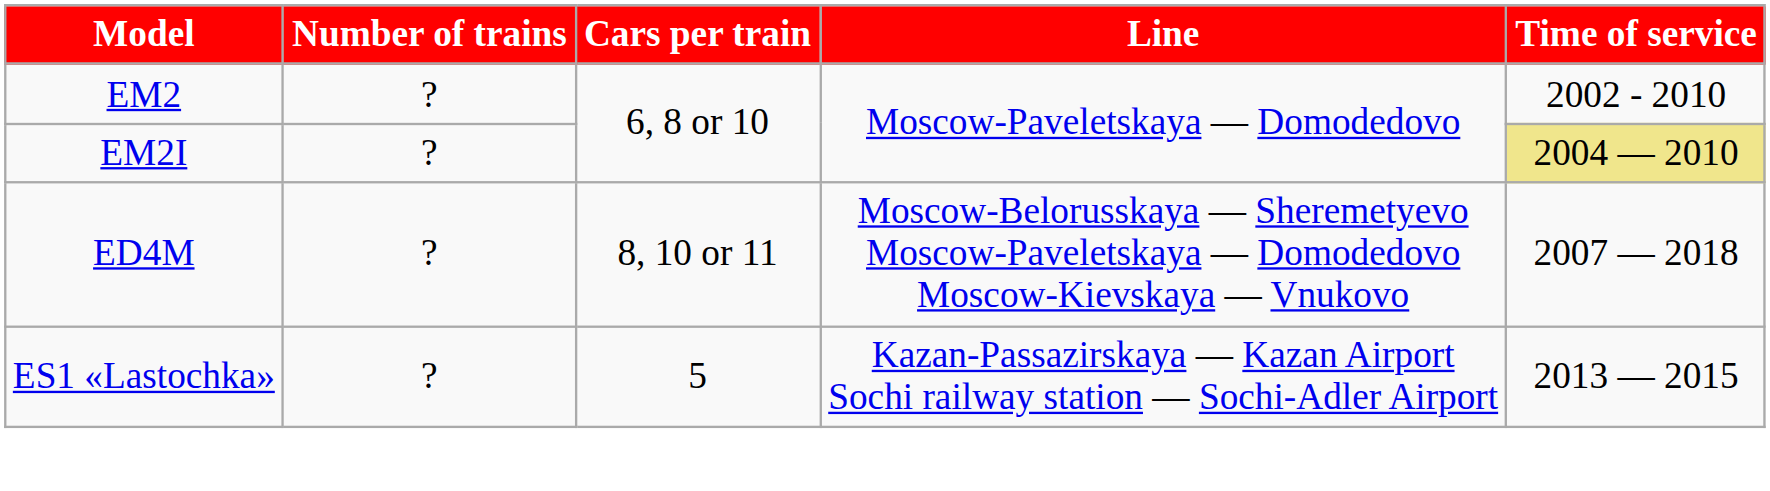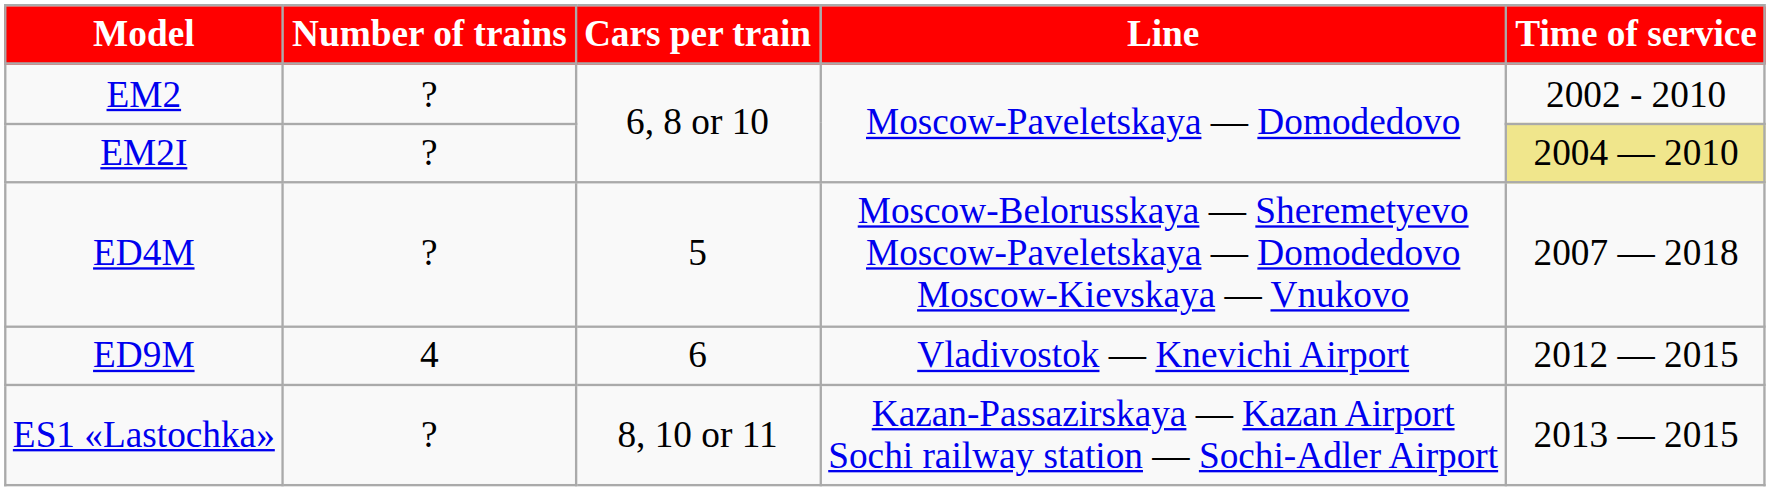(697, 253) 8, 10 or 11 -> (697, 253) 5
+ row: (144, 354)
(697, 375) 5 -> (697, 434) 8, 10 or 11
